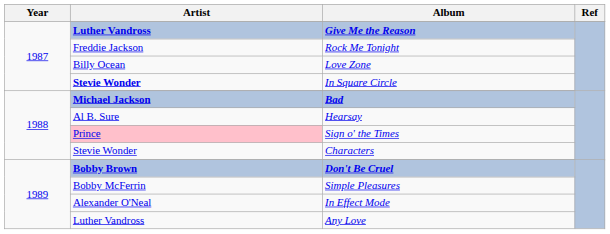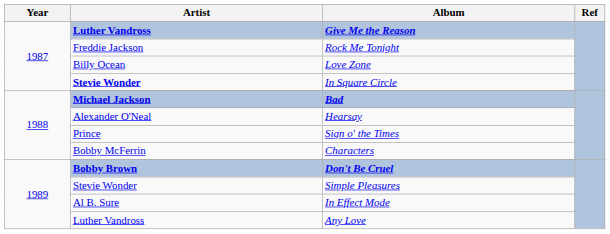(96, 116) Al B. Sure -> (112, 116) Alexander O'Neal
(87, 133) pink background -> (87, 133) no background
(105, 151) Stevie Wonder -> (109, 151) Bobby McFerrin
(109, 185) Bobby McFerrin -> (105, 185) Stevie Wonder
(112, 202) Alexander O'Neal -> (96, 202) Al B. Sure
